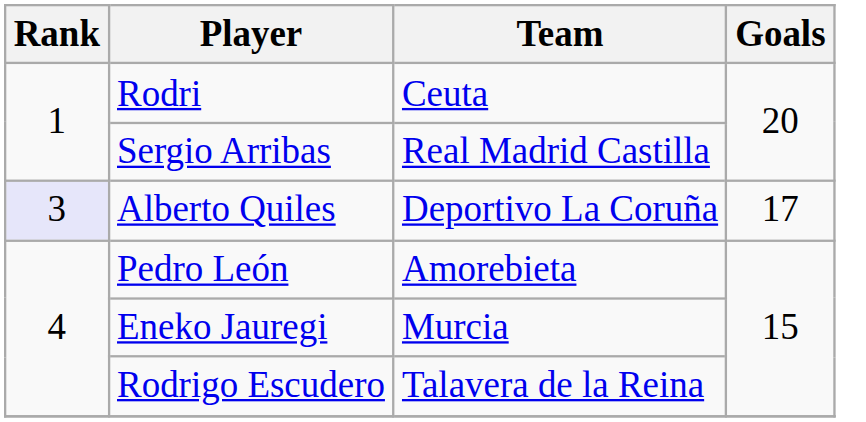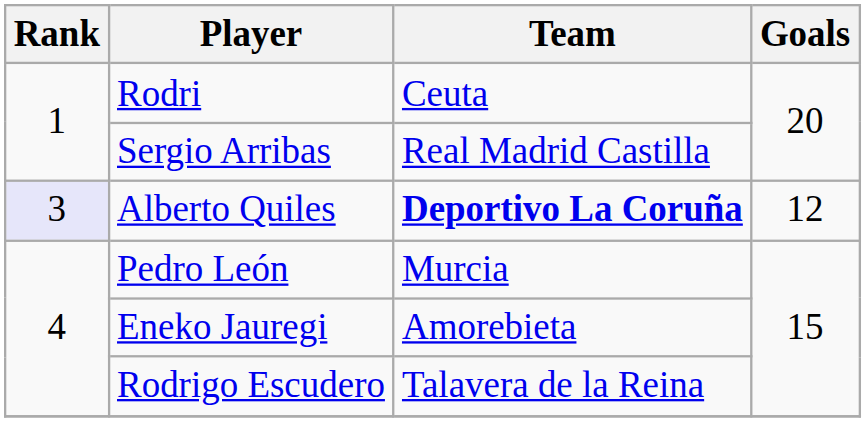(560, 209) normal -> (572, 209) bold
(780, 209) 17 -> (805, 209) 12
(489, 268) Amorebieta -> (455, 268) Murcia
(455, 326) Murcia -> (489, 326) Amorebieta
